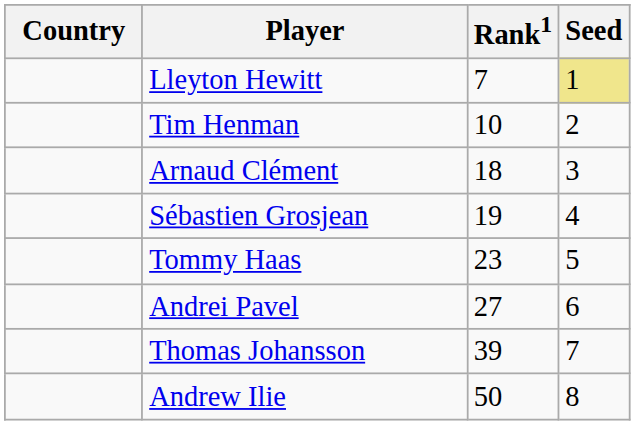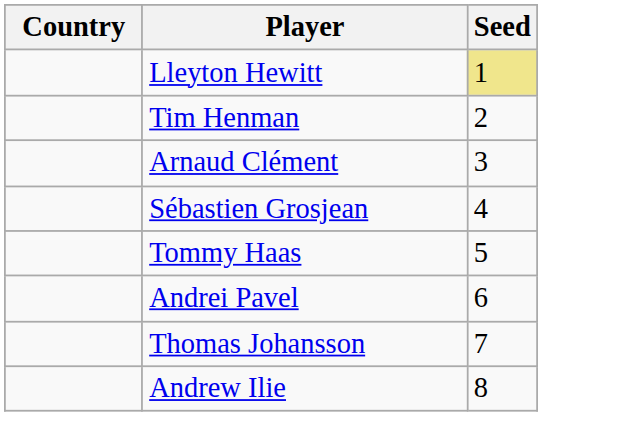- column: (513, 30)
